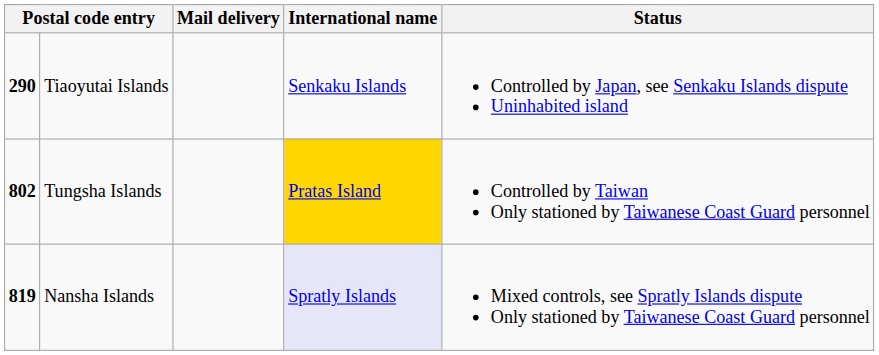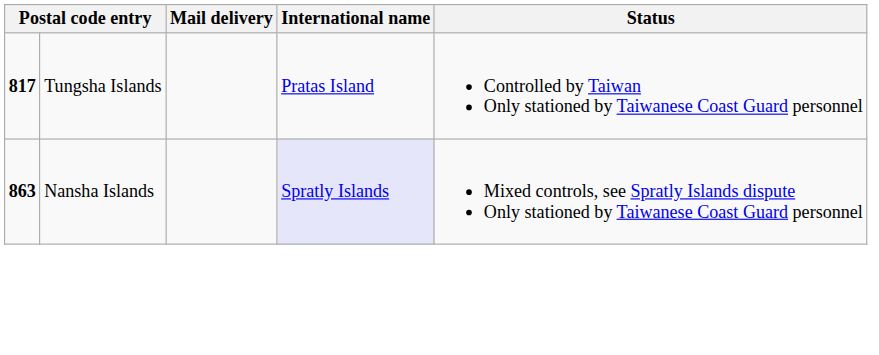- row: (106, 85)
(22, 191) 802 -> (22, 85) 817
(335, 191) gold background -> (328, 85) no background
(22, 296) 819 -> (22, 191) 863
